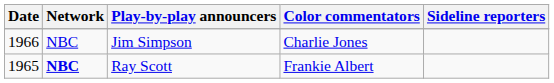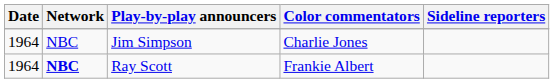(24, 41) 1966 -> (24, 41) 1964
(24, 66) 1965 -> (24, 66) 1964
